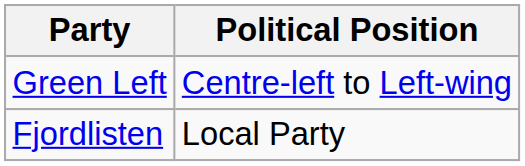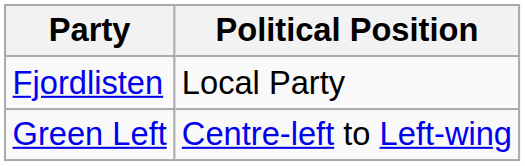rows swapped: (90, 82) <-> (88, 133)
